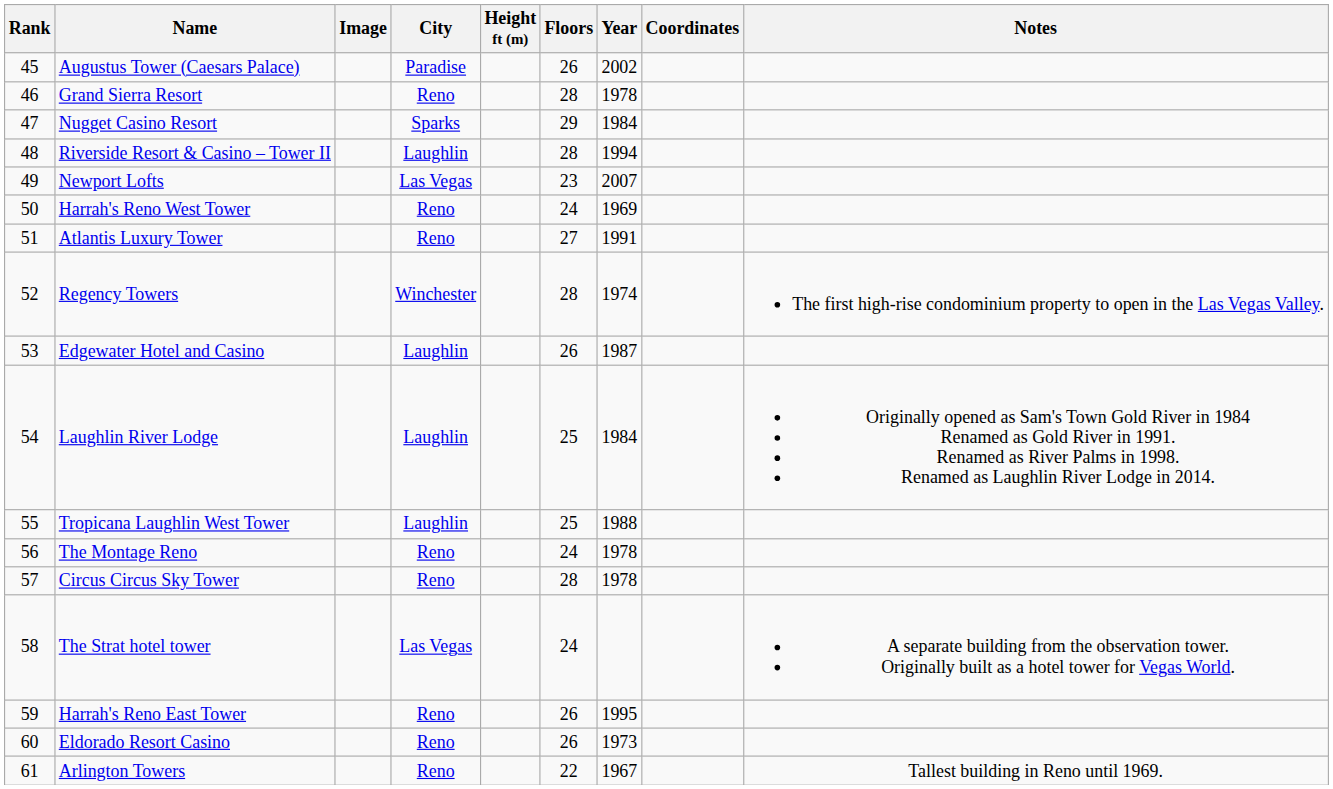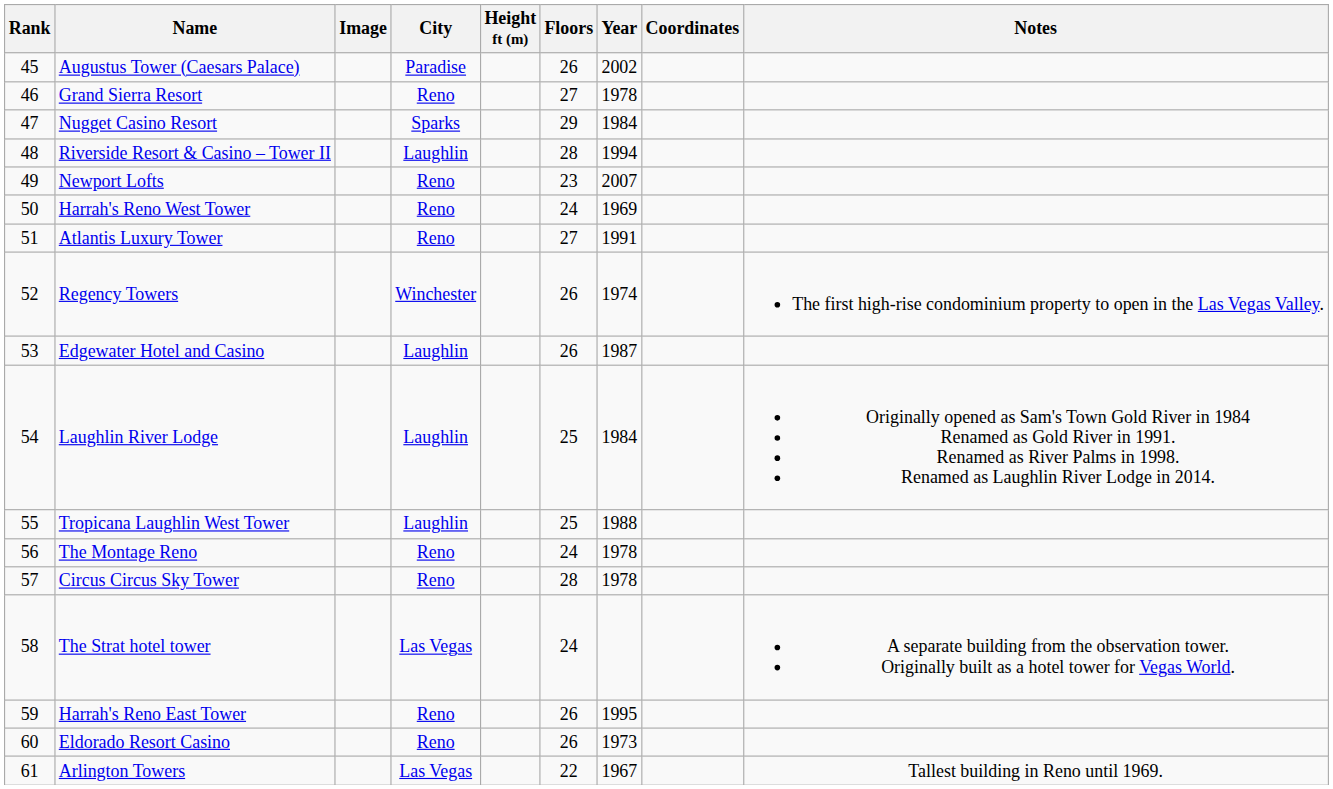(569, 95) 28 -> (569, 95) 27
(436, 180) Las Vegas -> (436, 180) Reno
(569, 294) 28 -> (569, 294) 26
(436, 770) Reno -> (436, 770) Las Vegas
